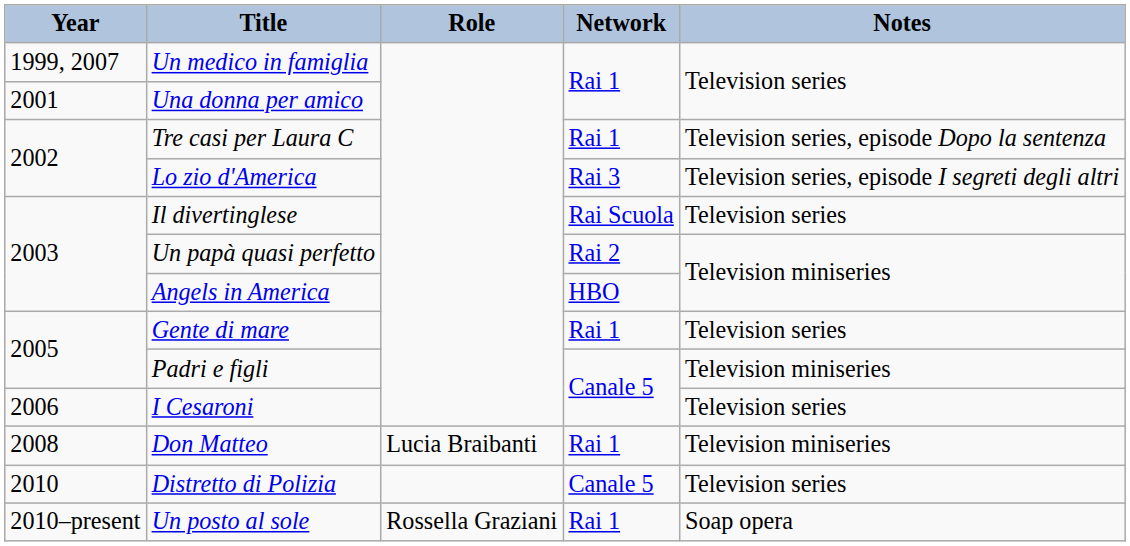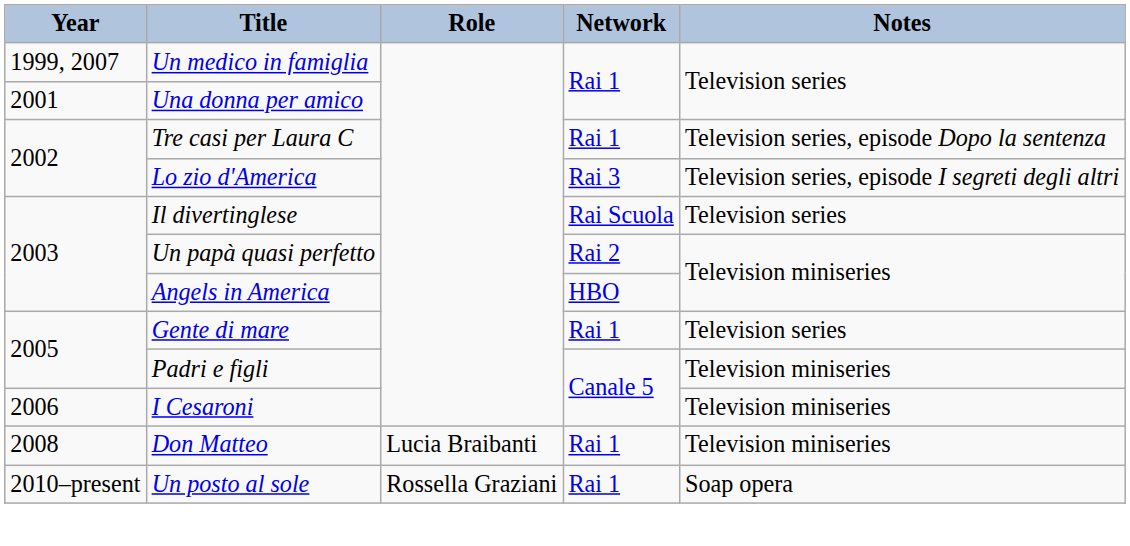(766, 406) Television series -> (788, 406) Television miniseries
- row: (244, 483)
